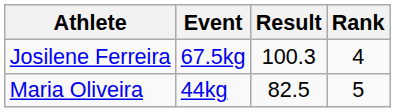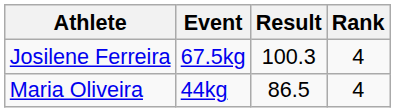(289, 90) 82.5 -> (289, 90) 86.5
(358, 90) 5 -> (358, 90) 4
